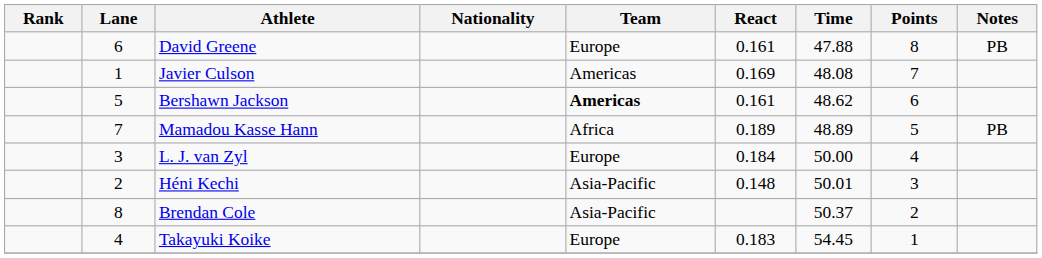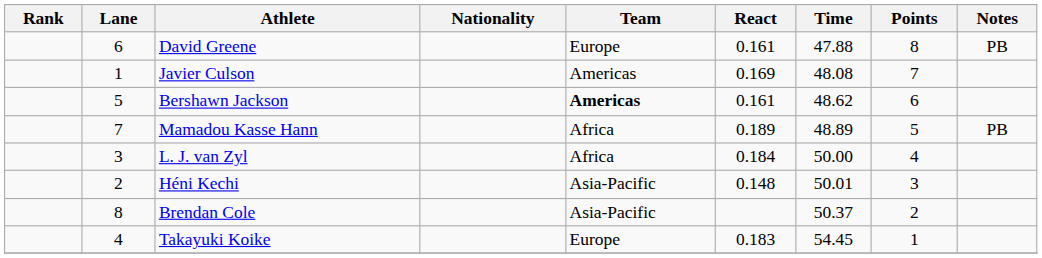(595, 156) Europe -> (592, 156) Africa
